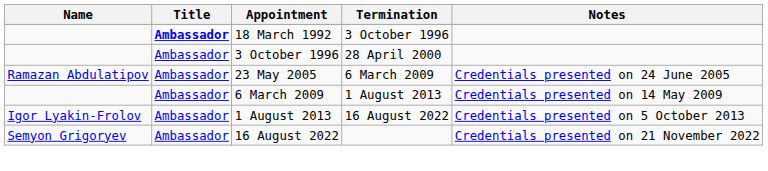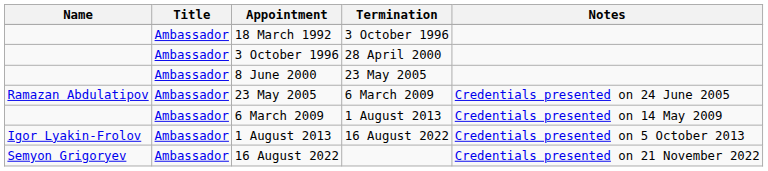(192, 35) bold -> (192, 35) normal
+ row: (276, 75)
